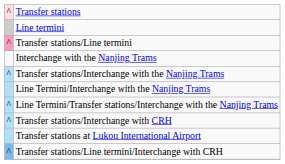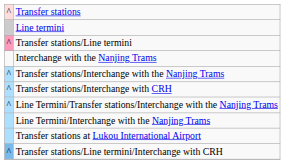rows swapped: (113, 89) <-> (94, 120)
